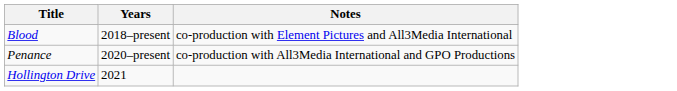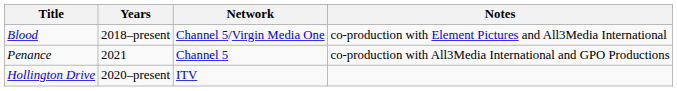+ column: (250, 14)
(136, 55) 2020–present -> (114, 55) 2021
(114, 75) 2021 -> (136, 75) 2020–present
